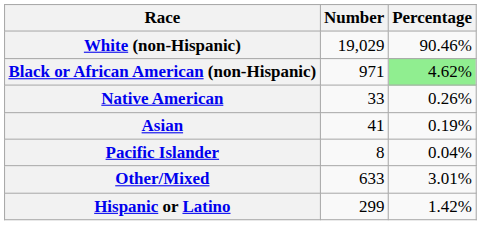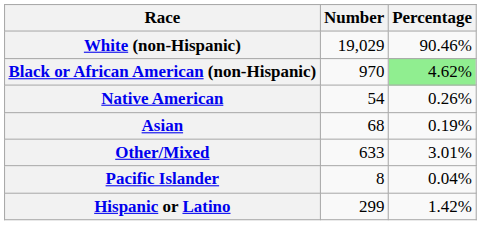(372, 71) 971 -> (372, 71) 970
(376, 98) 33 -> (376, 98) 54
(376, 125) 41 -> (376, 125) 68
rows swapped: (162, 152) <-> (162, 179)
